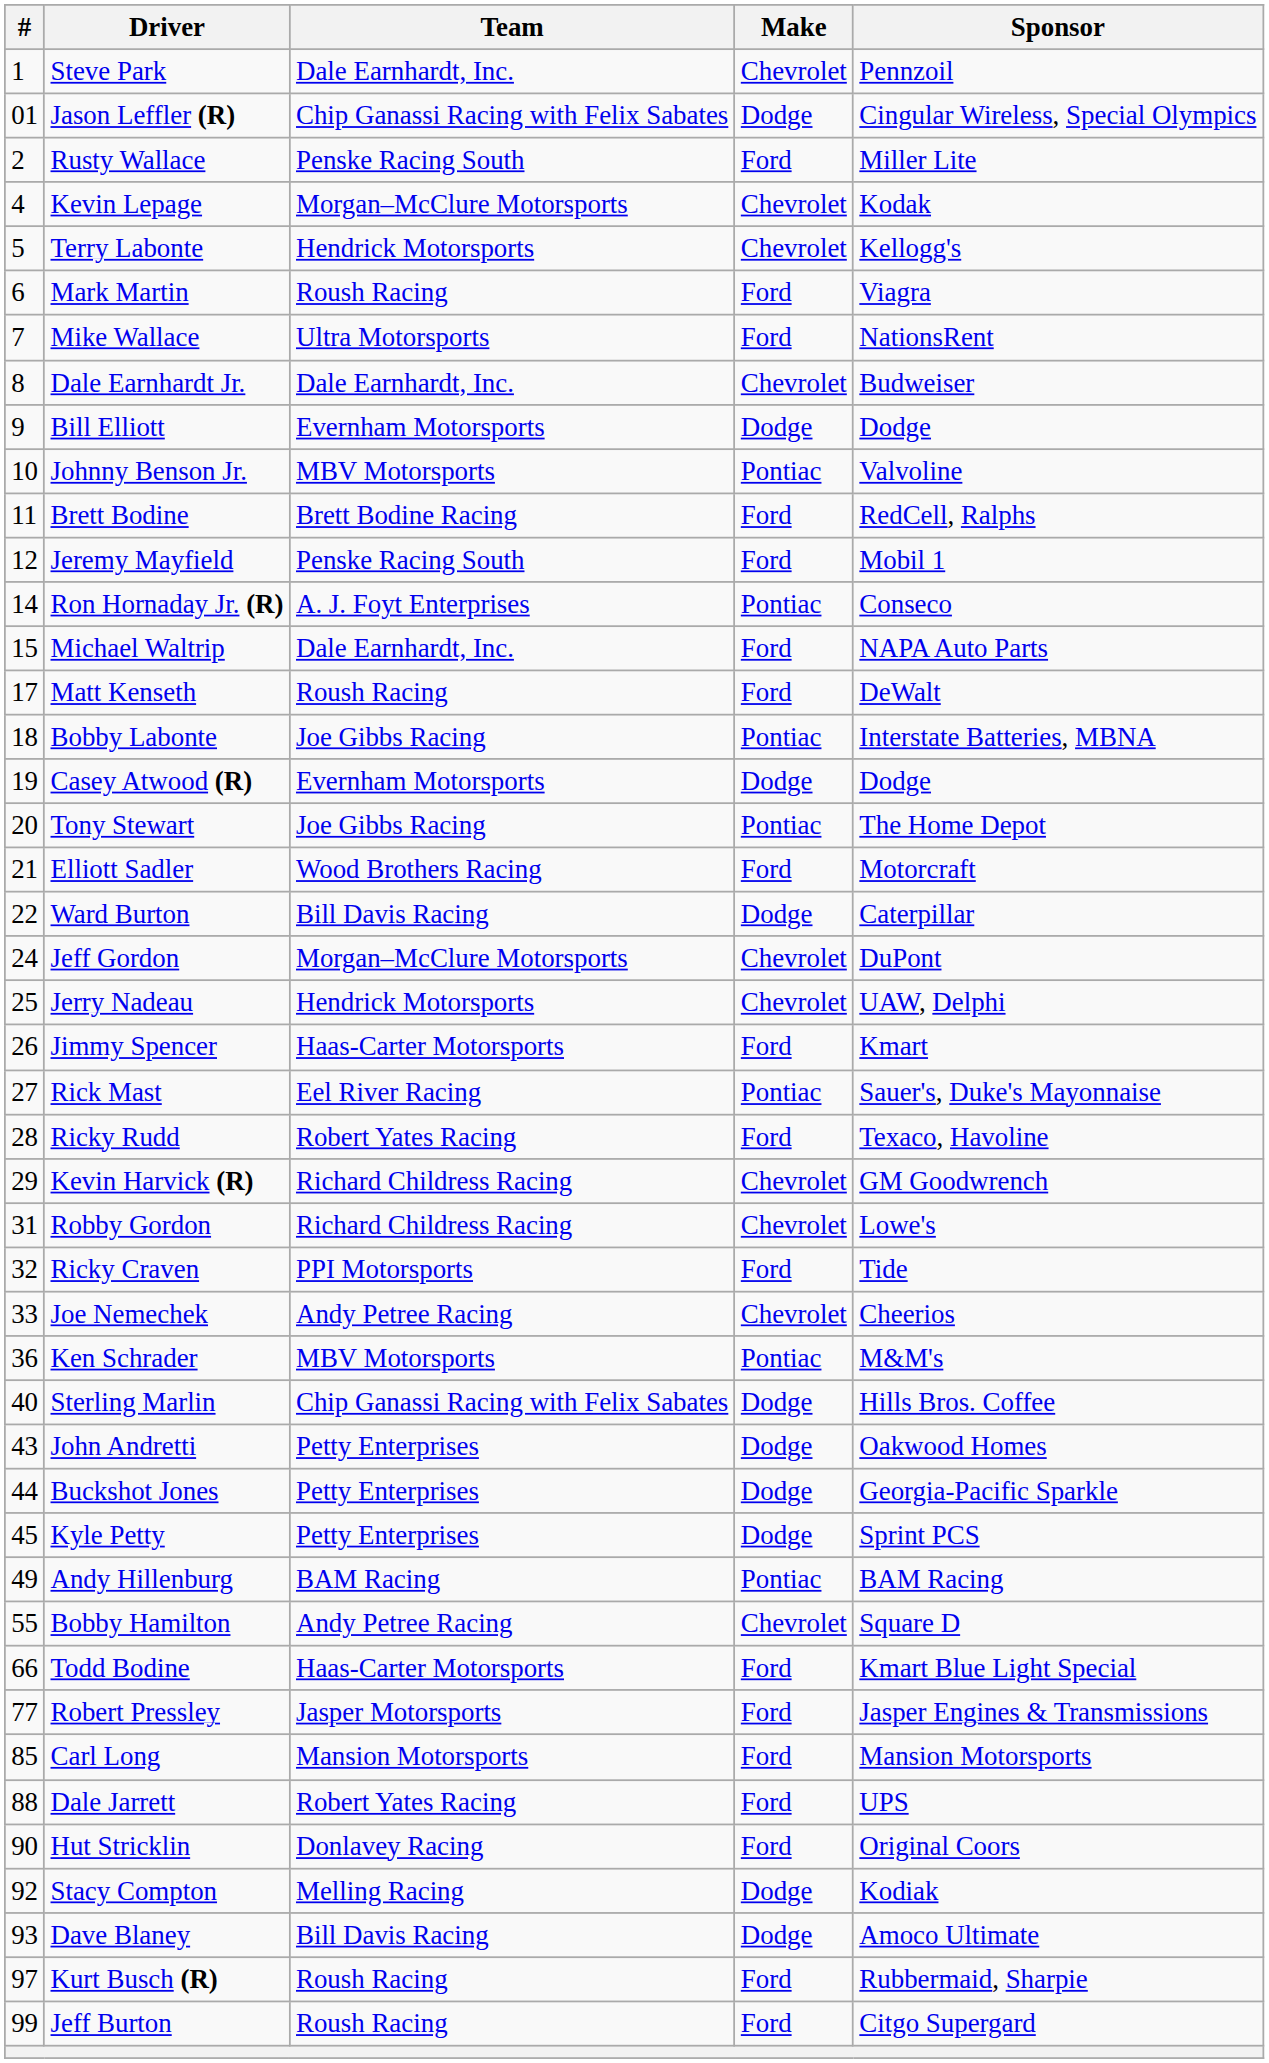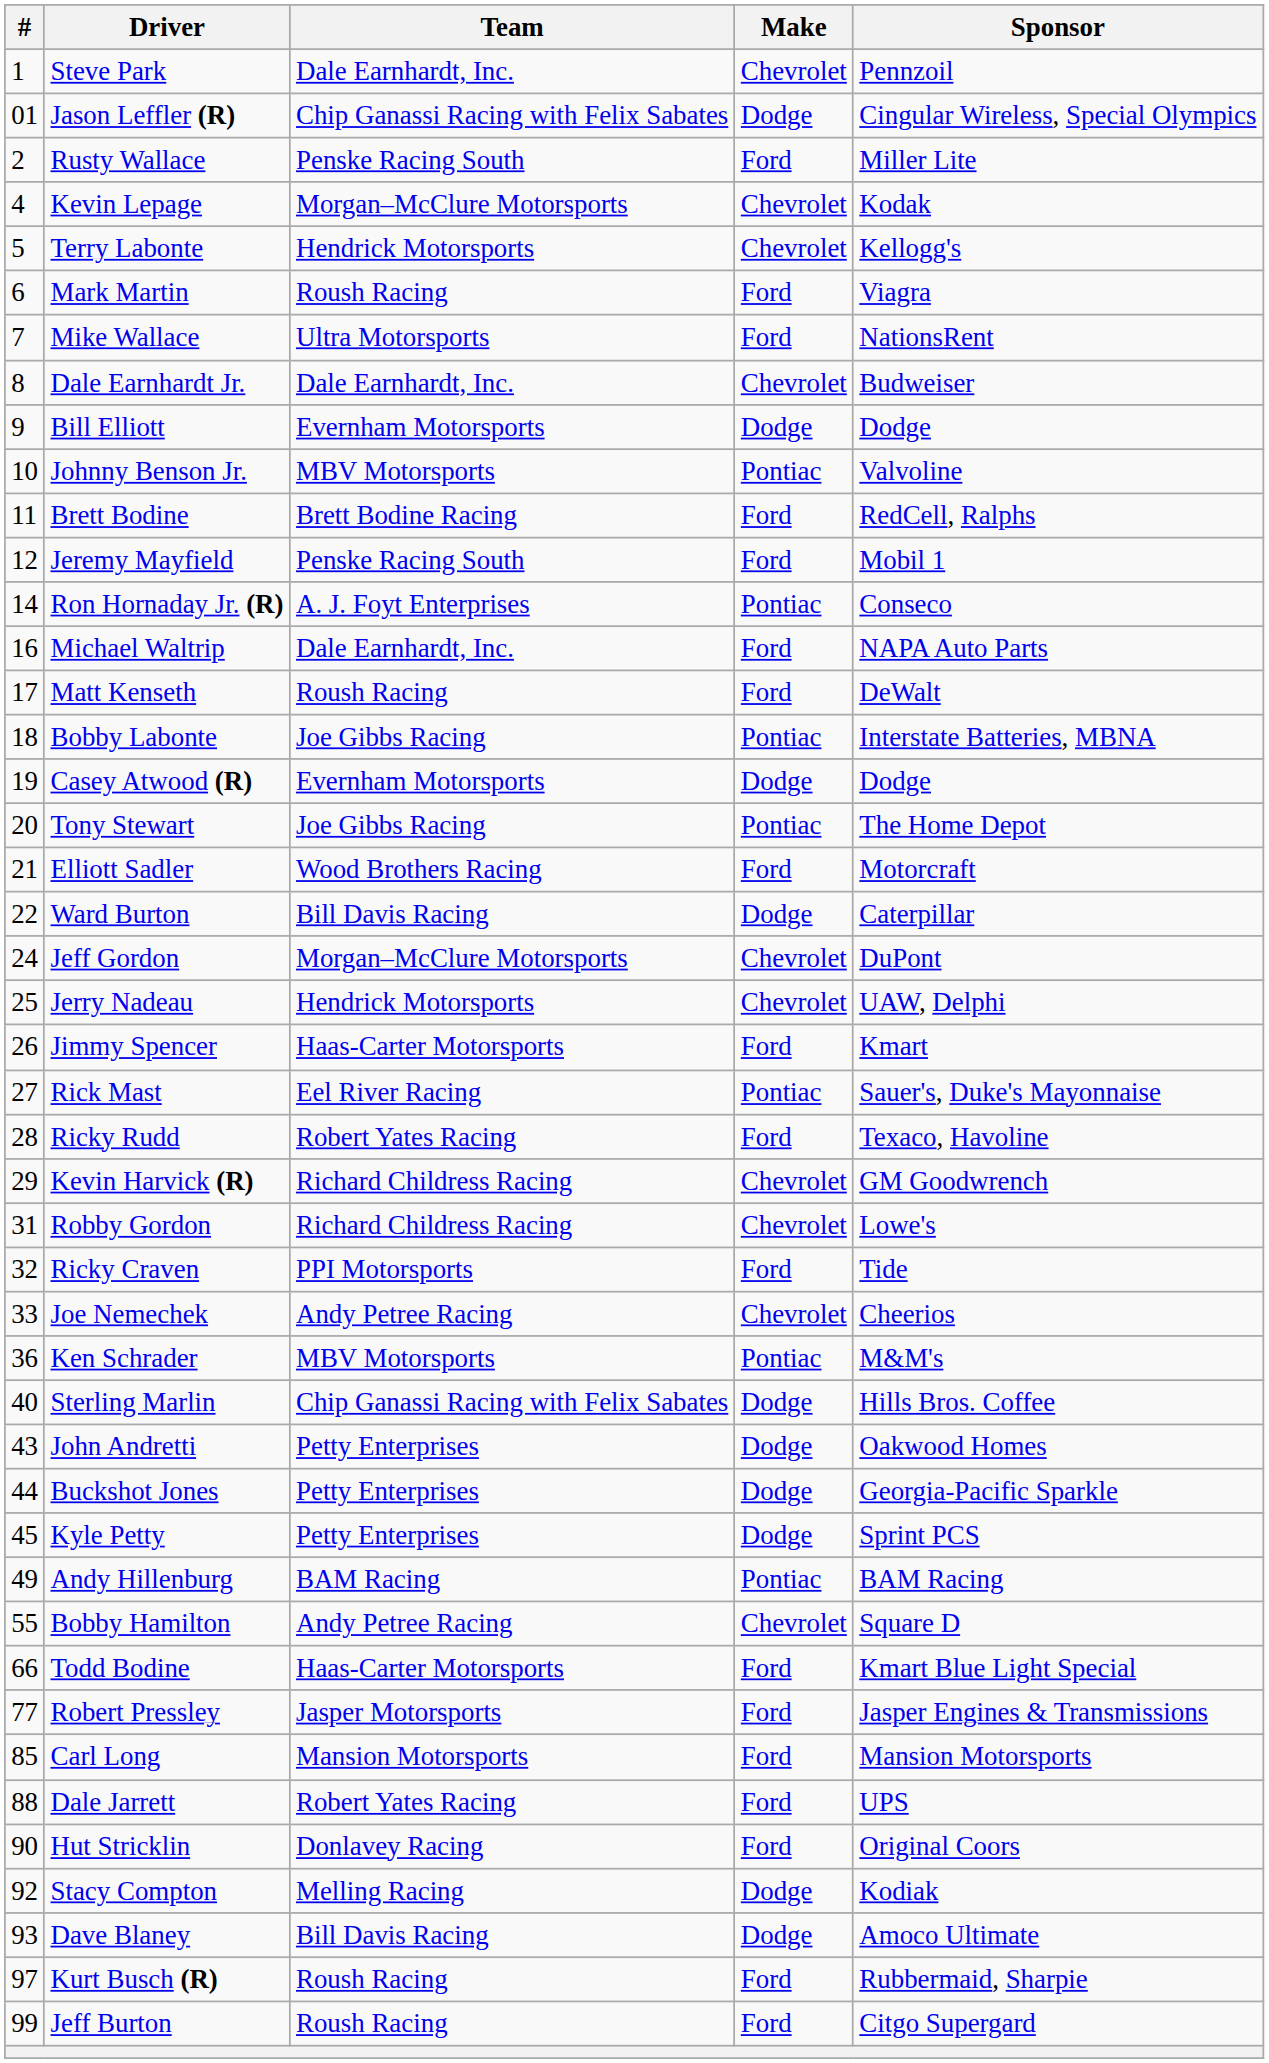(25, 647) 15 -> (25, 647) 16
